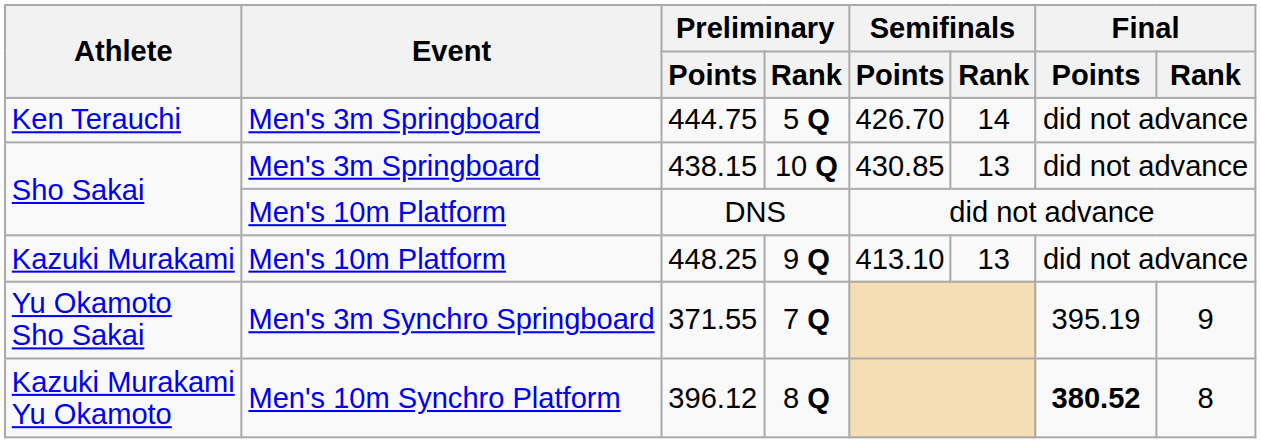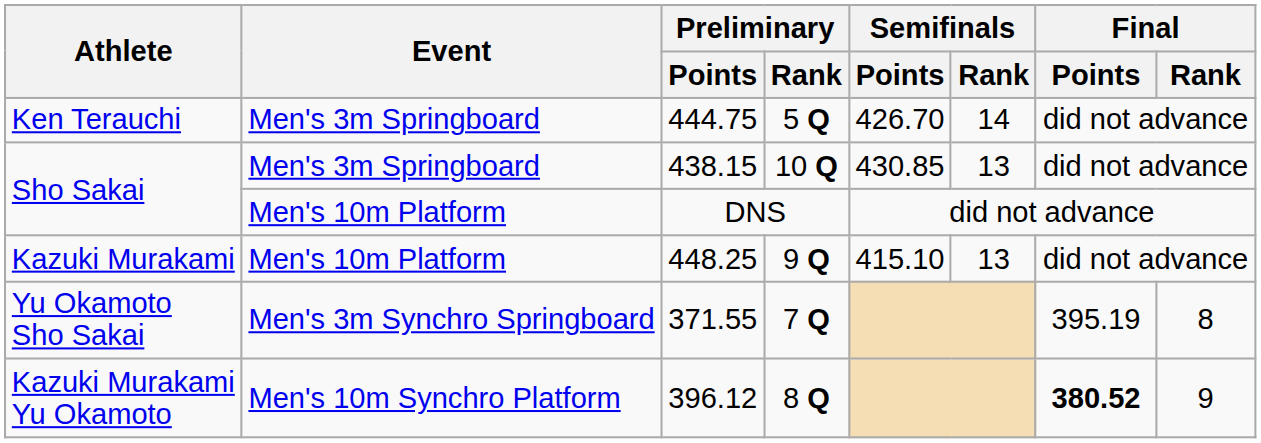(900, 258) 413.10 -> (900, 258) 415.10
(1205, 320) 9 -> (1205, 320) 8
(1205, 399) 8 -> (1205, 399) 9
